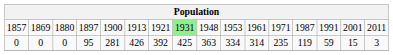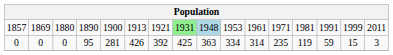(89, 27) 1897 -> (89, 27) 1890
(209, 27) no background -> (209, 27) lightblue background
(305, 27) 1987 -> (305, 27) 1981
(353, 27) 2001 -> (353, 27) 1999
